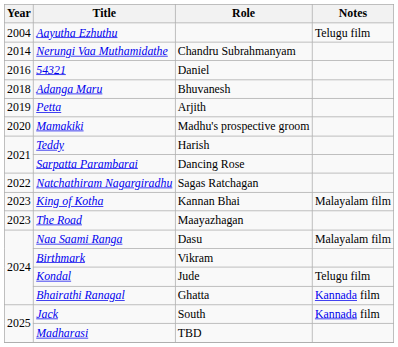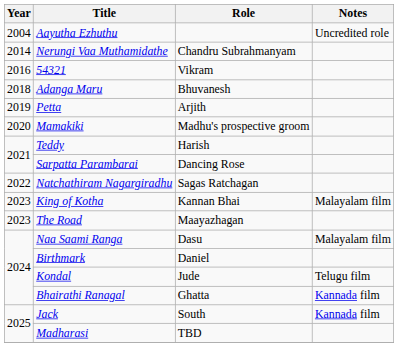(343, 32) Telugu film -> (352, 32) Uncredited role
(194, 70) Daniel -> (195, 70) Vikram
(195, 257) Vikram -> (194, 257) Daniel
